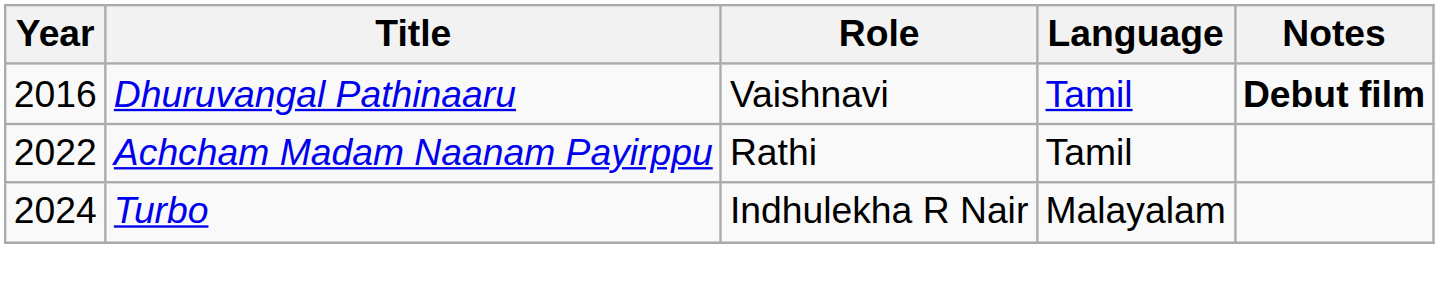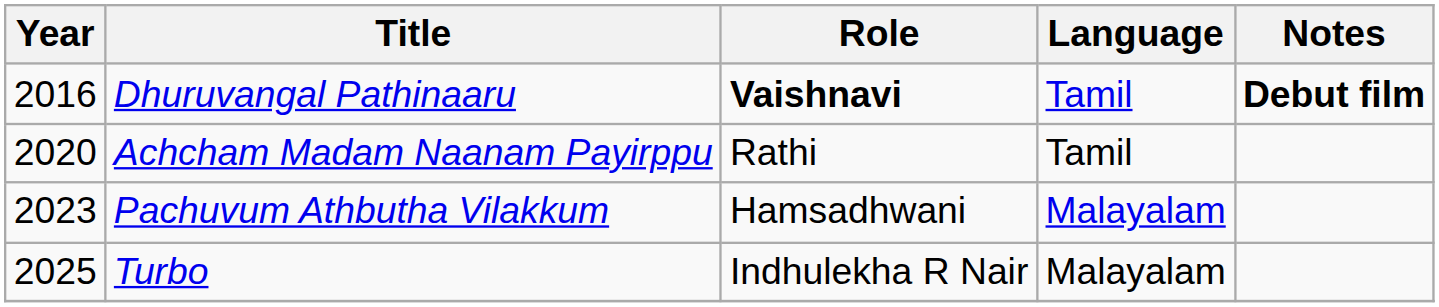(809, 93) normal -> (816, 93) bold
(55, 152) 2022 -> (55, 152) 2020
+ row: (362, 211)
(55, 211) 2024 -> (55, 270) 2025
